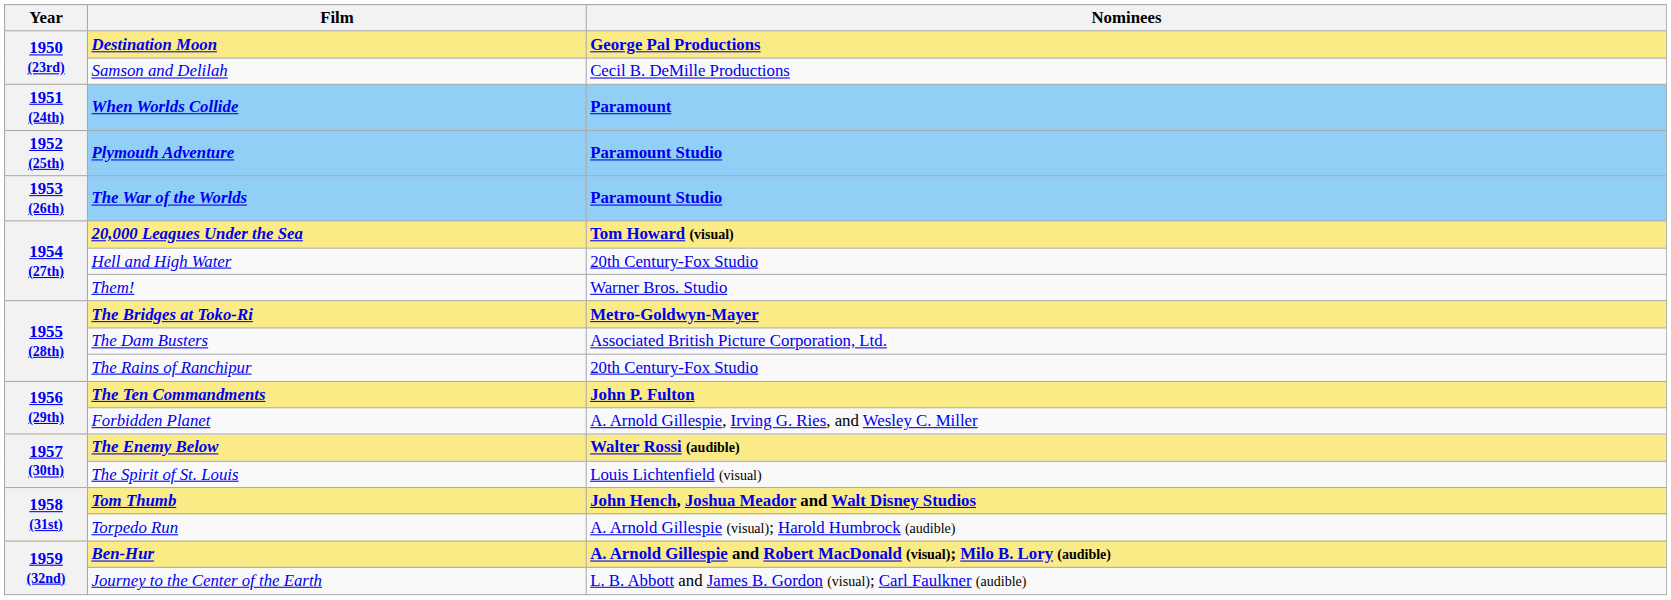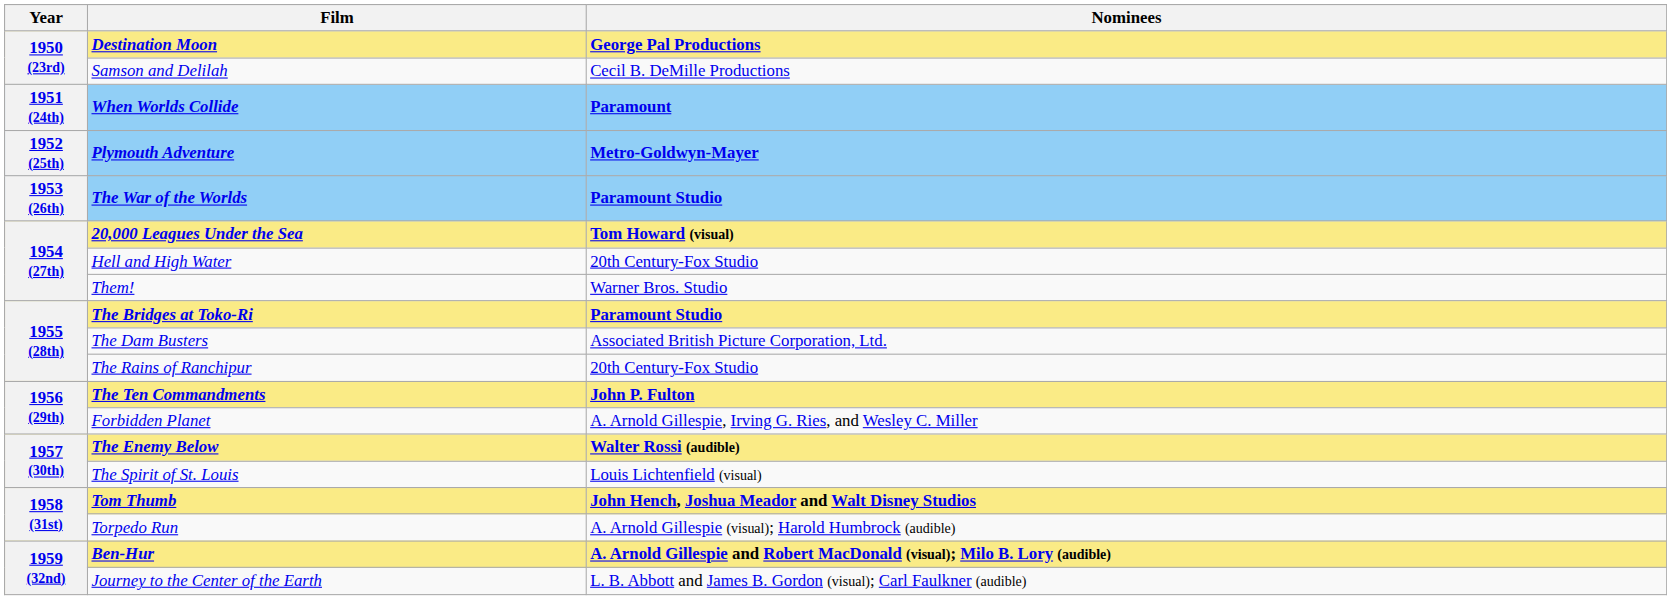(656, 152) Paramount Studio -> (674, 152) Metro-Goldwyn-Mayer
(674, 314) Metro-Goldwyn-Mayer -> (656, 314) Paramount Studio
